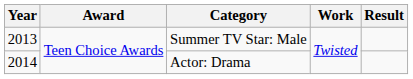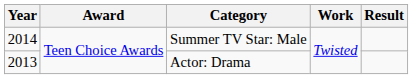(22, 39) 2013 -> (22, 39) 2014
(22, 62) 2014 -> (22, 62) 2013
